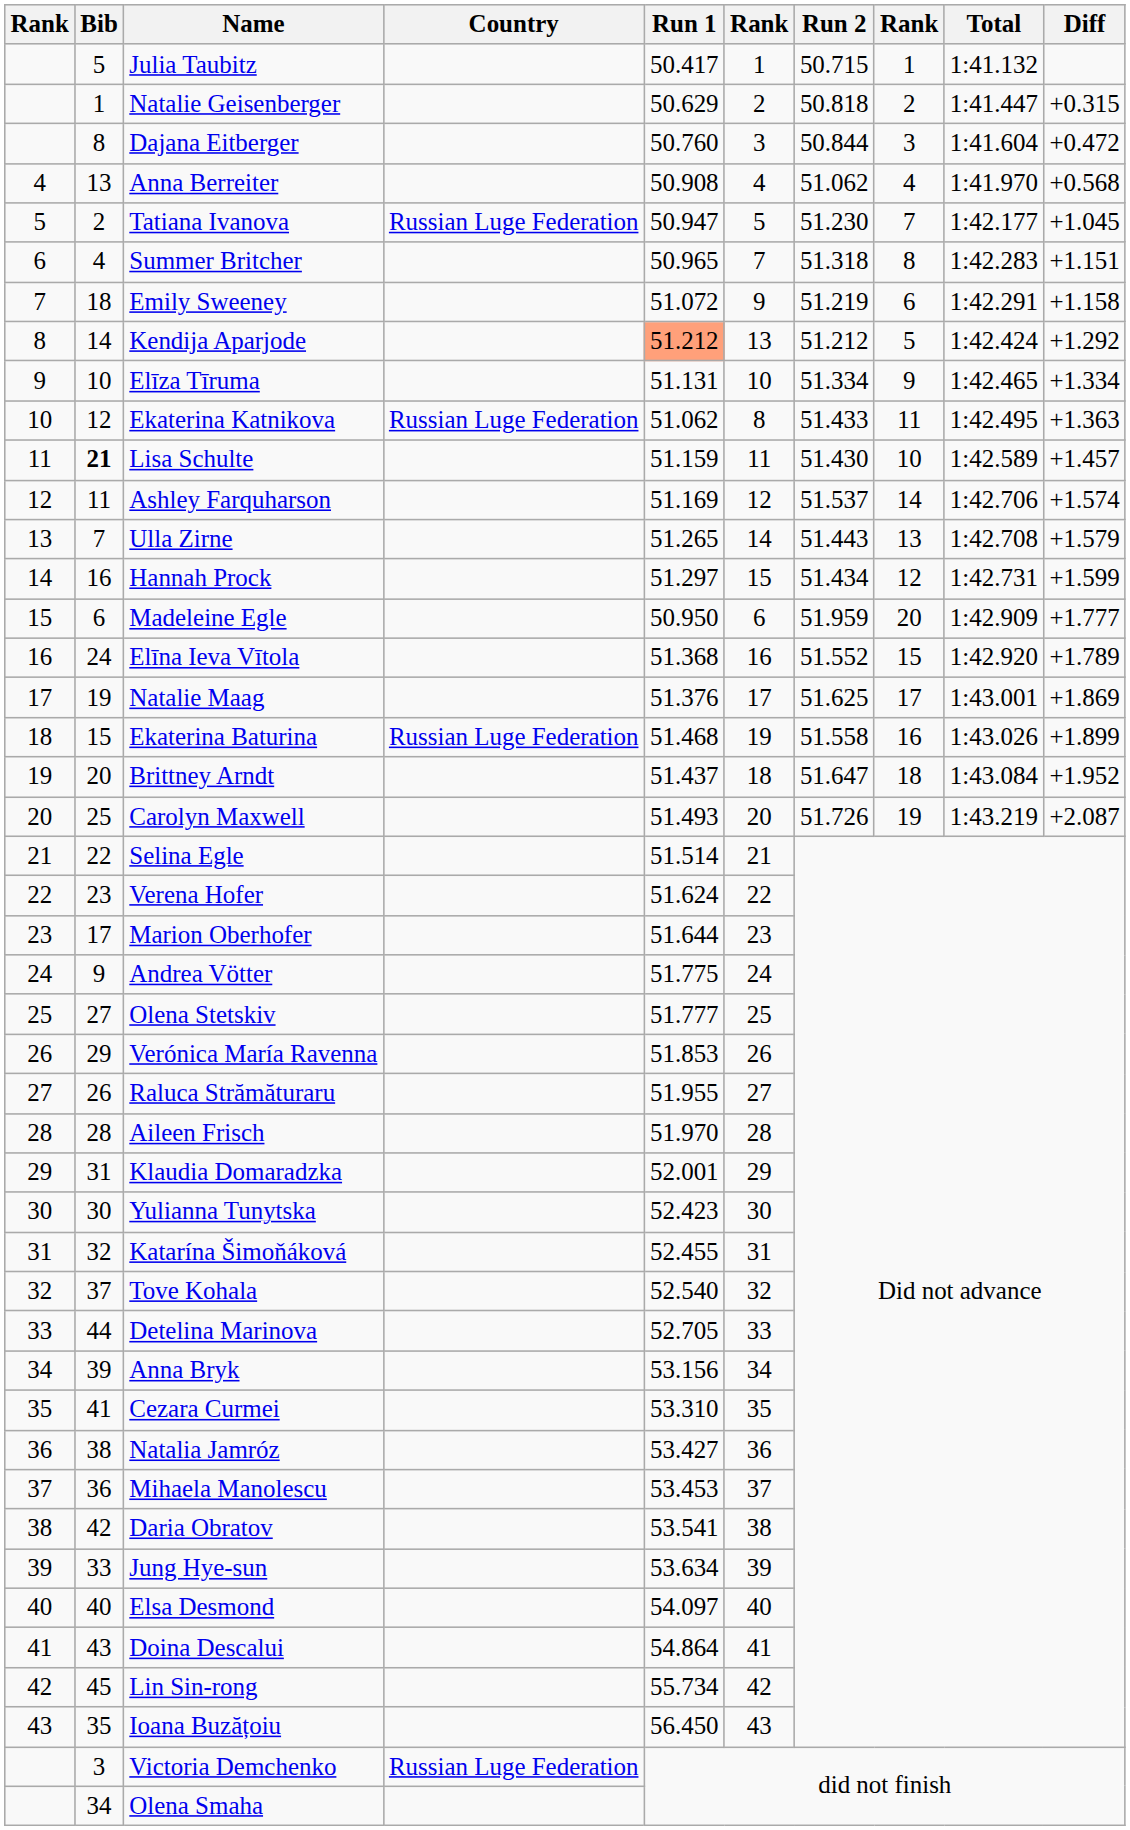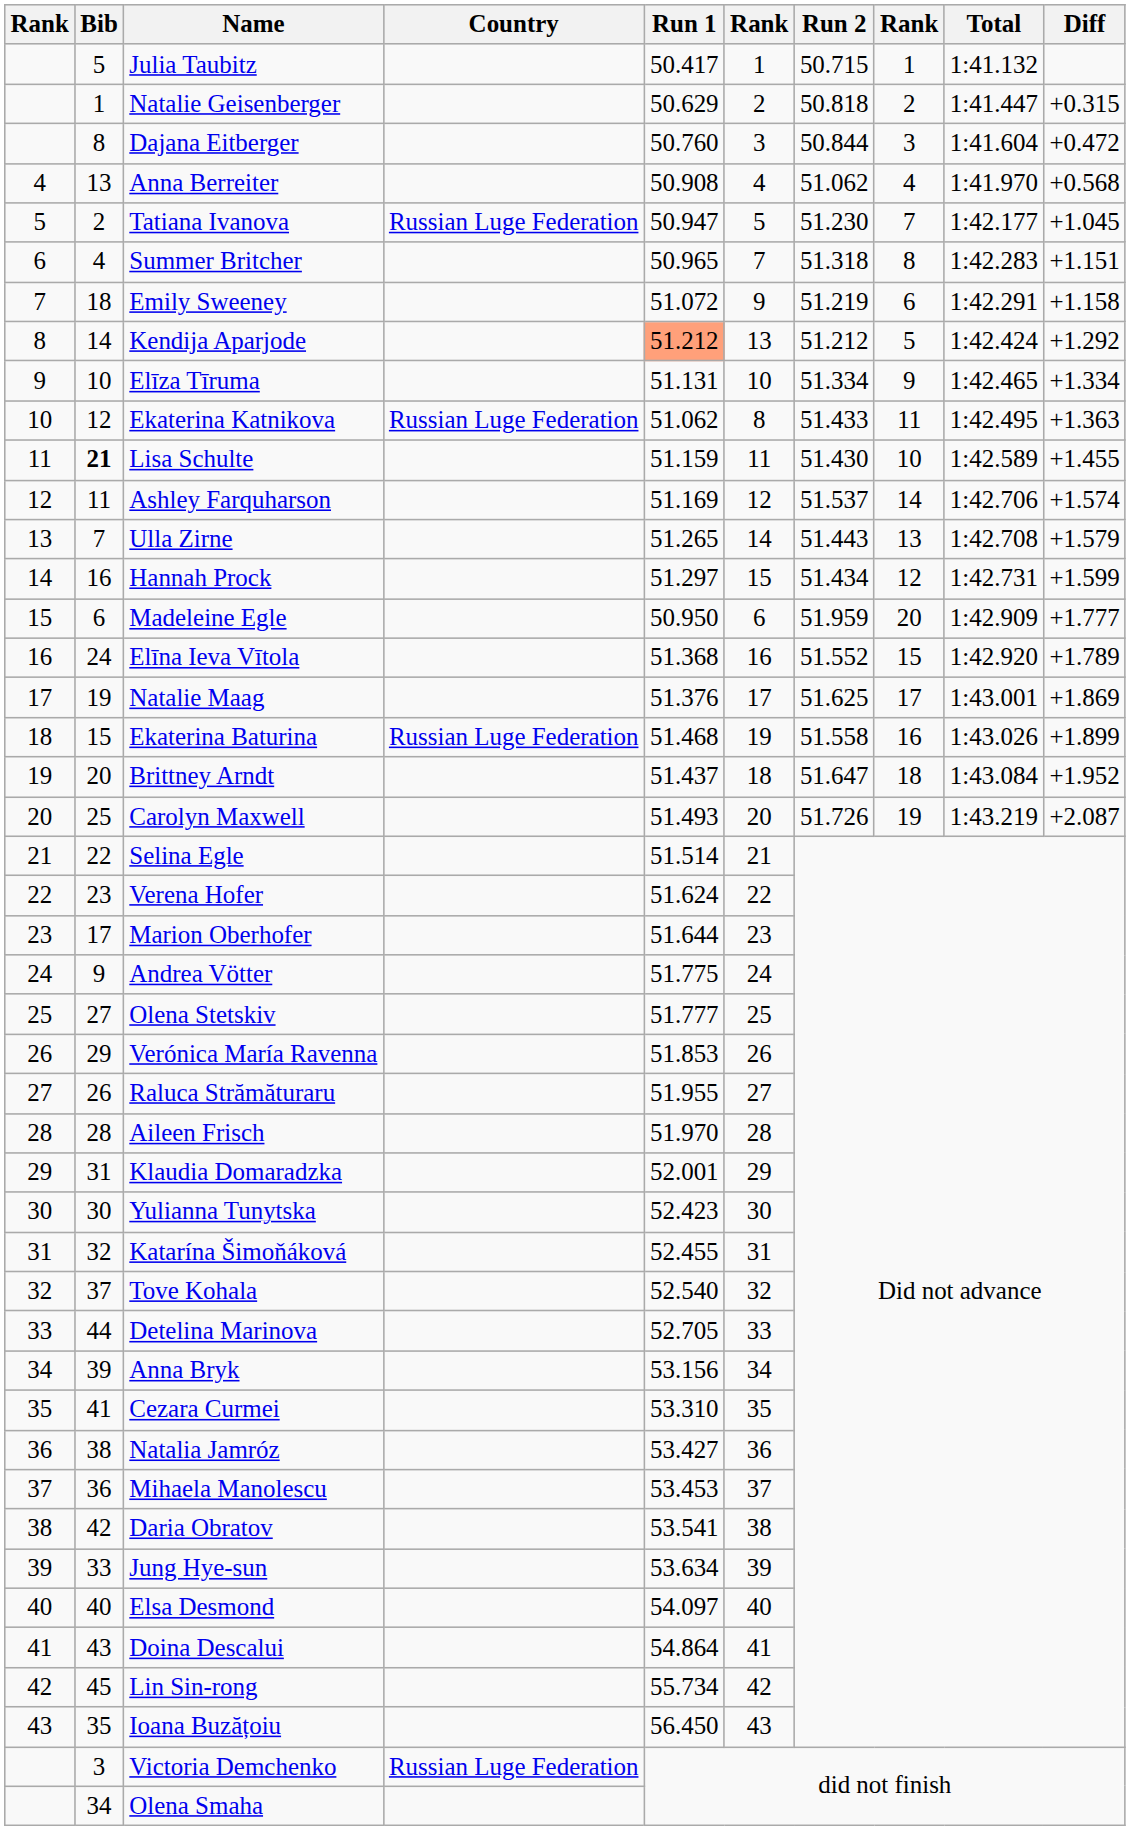(1085, 459) +1.457 -> (1085, 459) +1.455
